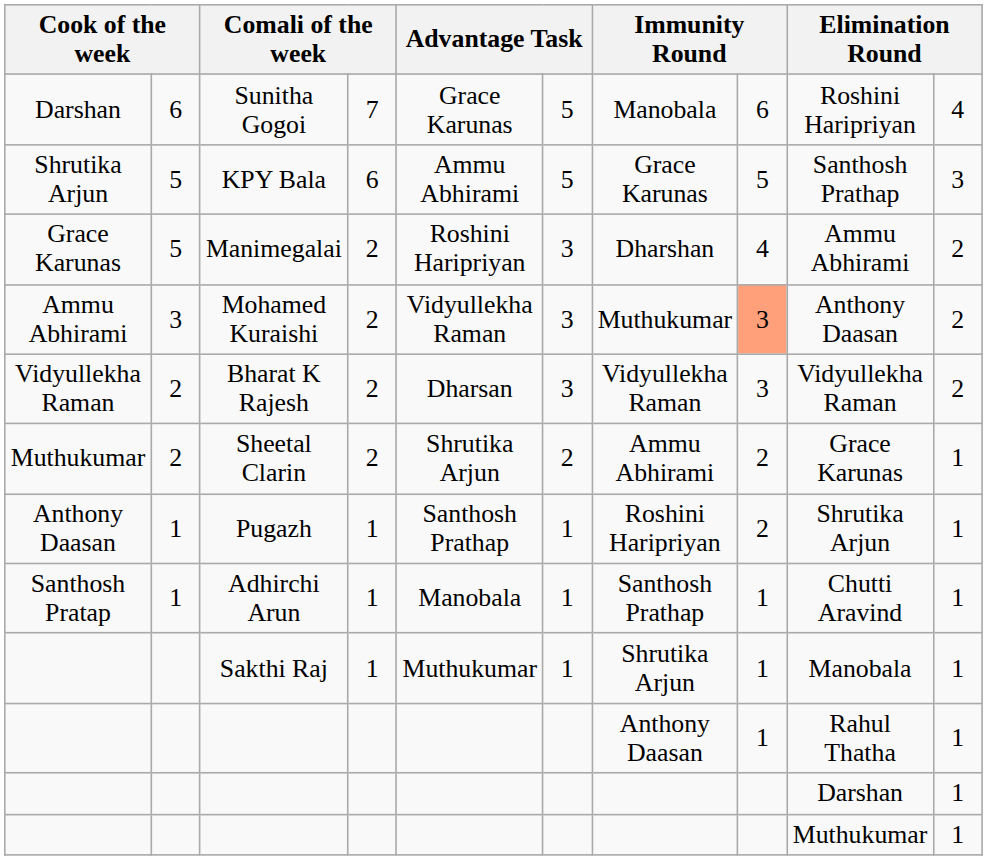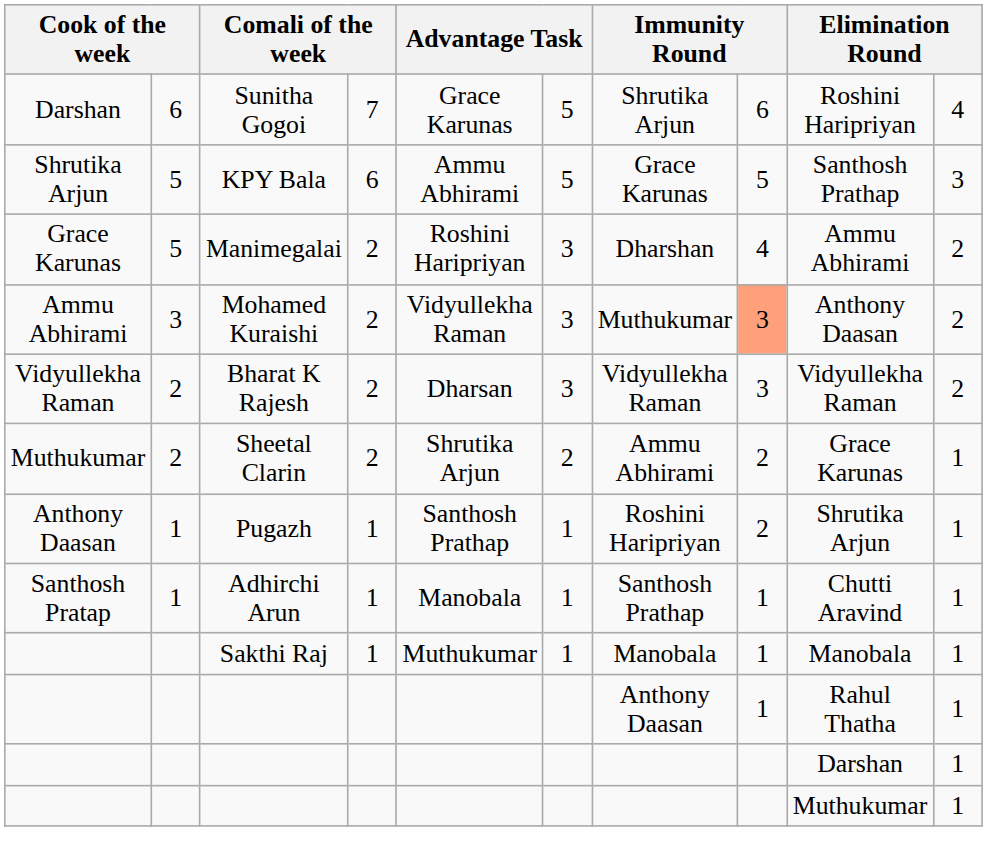(665, 109) Manobala -> (665, 109) Shrutika Arjun
(665, 667) Shrutika Arjun -> (665, 653) Manobala
